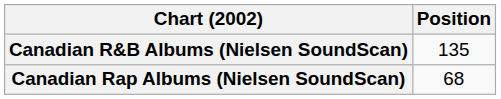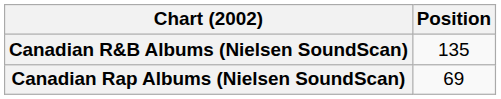(454, 79) 68 -> (454, 79) 69
